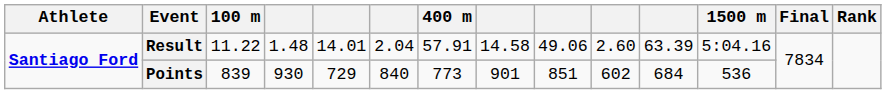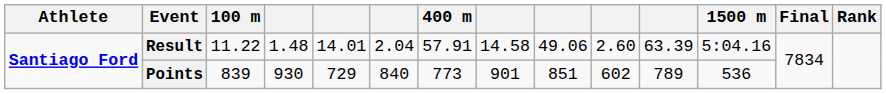(669, 74) 684 -> (669, 74) 789
